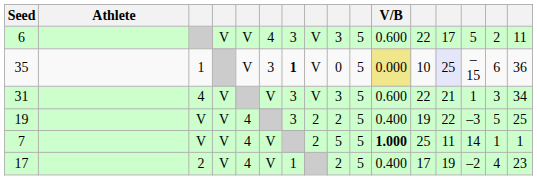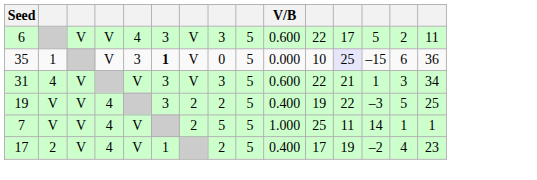- column: (114, 15)
(391, 67) khaki background -> (285, 59) no background
(391, 141) bold -> (285, 125) normal
